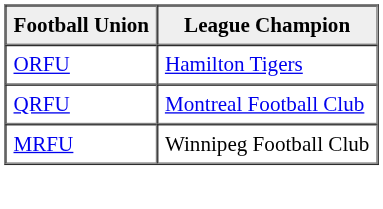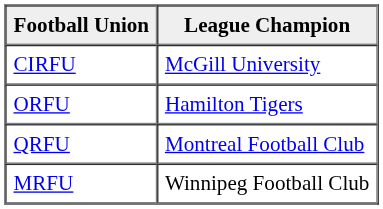+ row: (45, 64)
